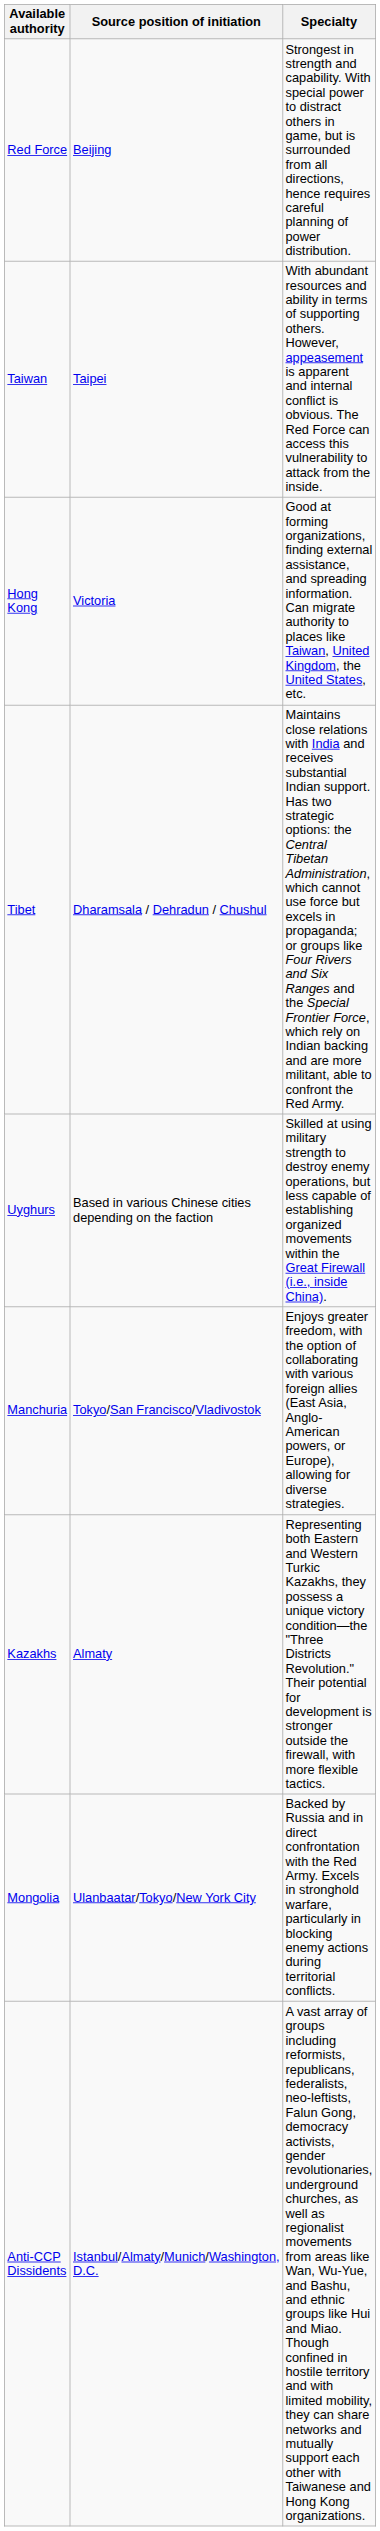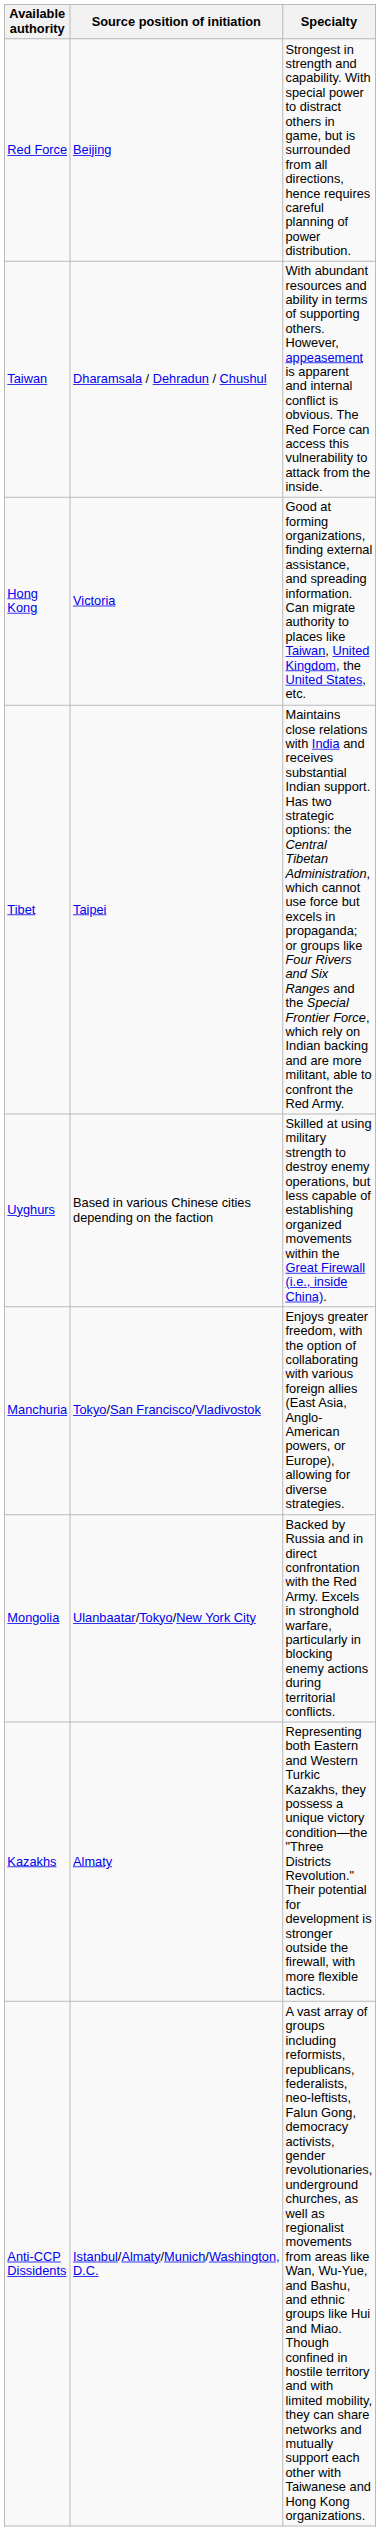(90, 379) Taipei -> (170, 379) Dharamsala / Dehradun / Chushul
(170, 909) Dharamsala / Dehradun / Chushul -> (90, 909) Taipei
rows swapped: (32, 1654) <-> (33, 1897)
